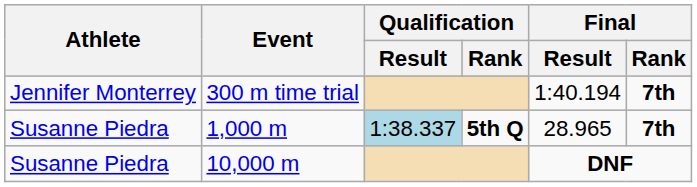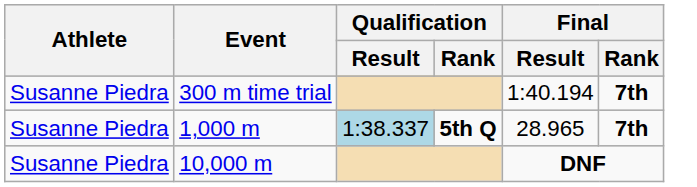(103, 93) Jennifer Monterrey -> (89, 93) Susanne Piedra
